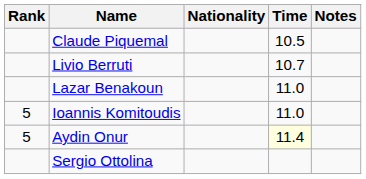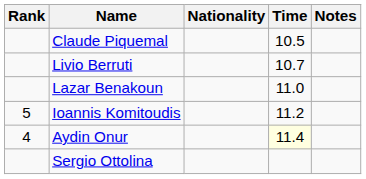(290, 112) 11.0 -> (290, 112) 11.2
(27, 137) 5 -> (27, 137) 4
